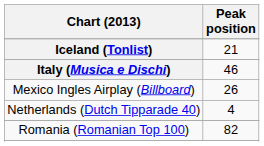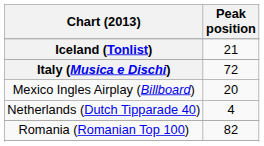(231, 69) 46 -> (231, 69) 72
(231, 89) 26 -> (231, 89) 20
